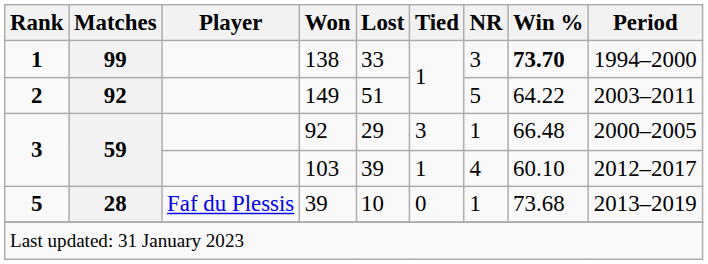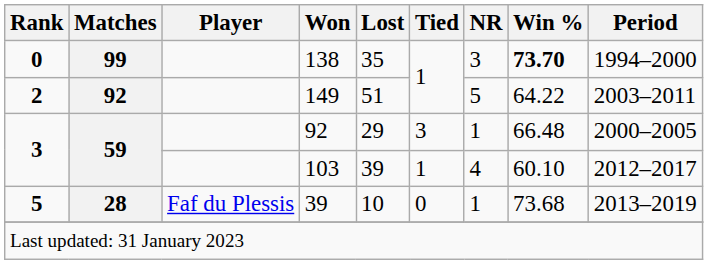(37, 58) 1 -> (37, 58) 0
(373, 58) 33 -> (373, 58) 35
